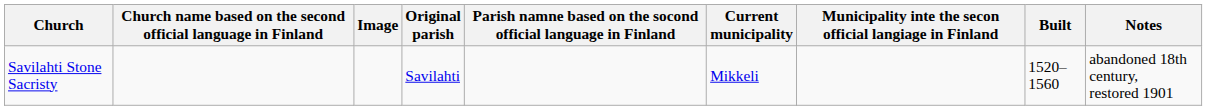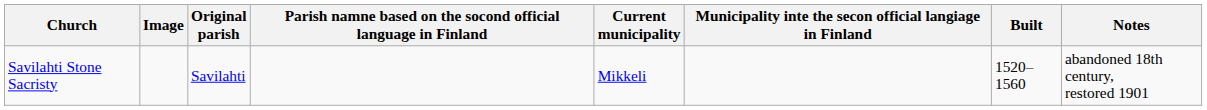- column: (233, 25)
